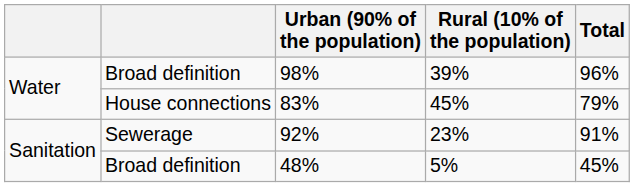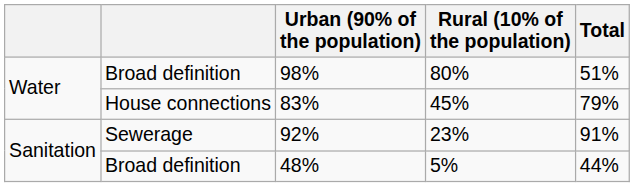(449, 72) 39% -> (449, 72) 80%
(599, 72) 96% -> (599, 72) 51%
(599, 165) 45% -> (599, 165) 44%
